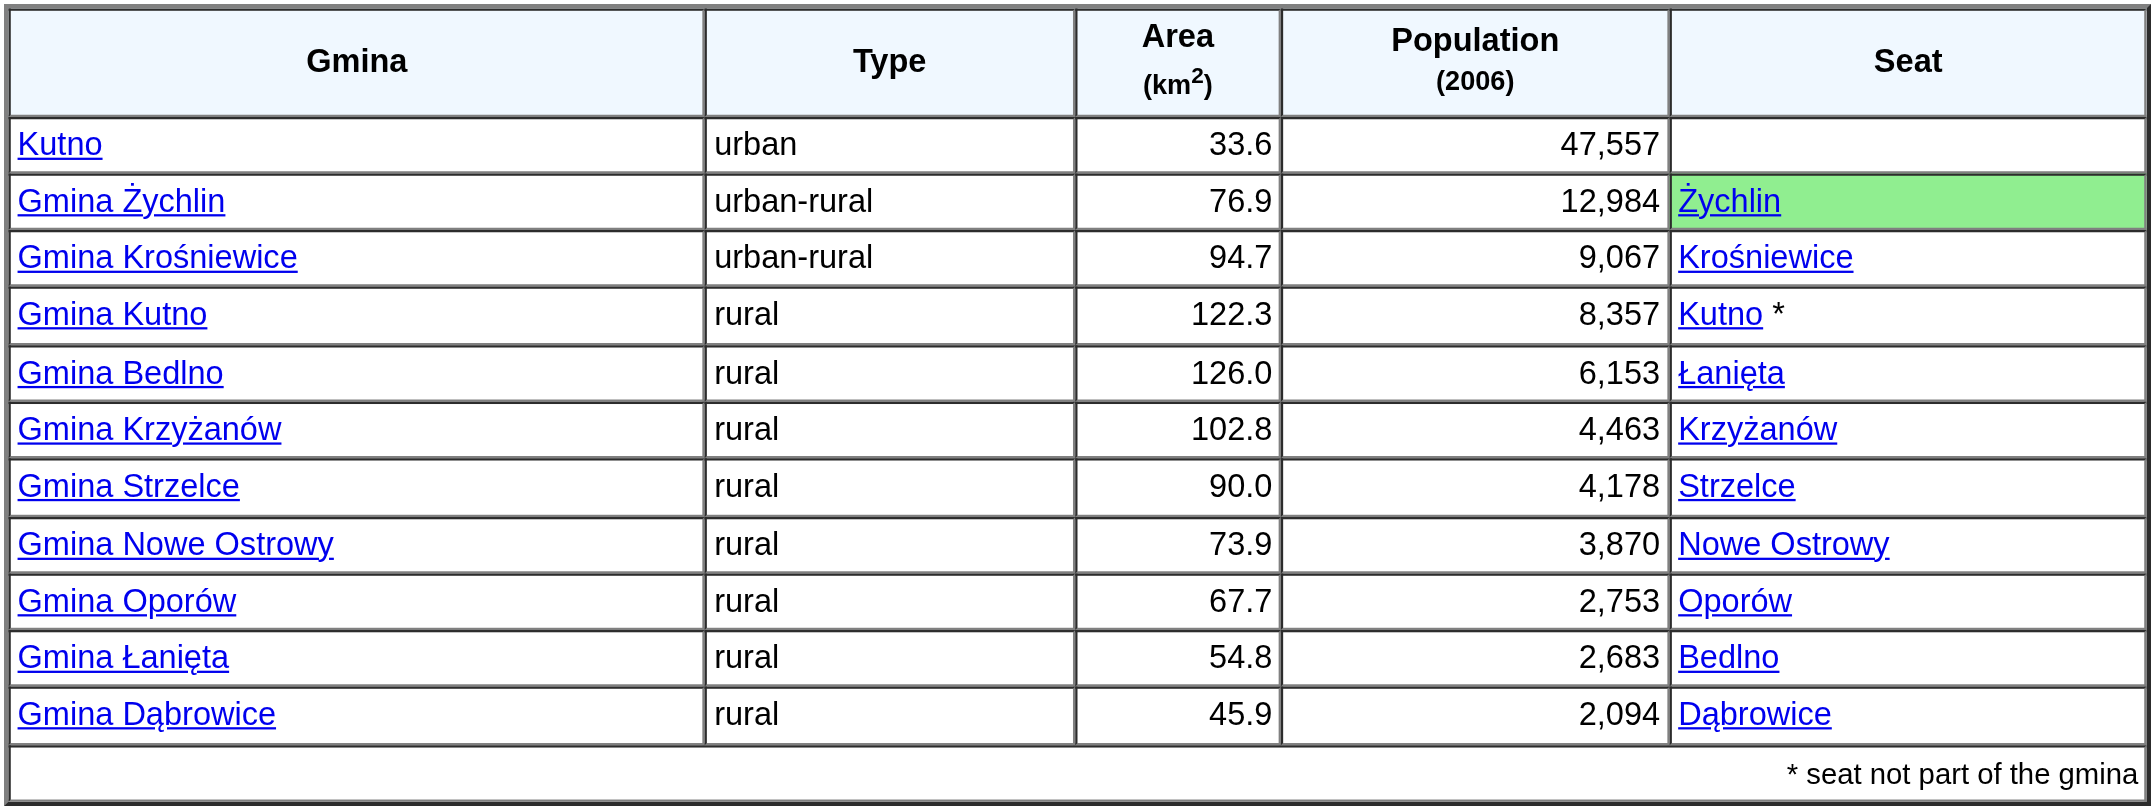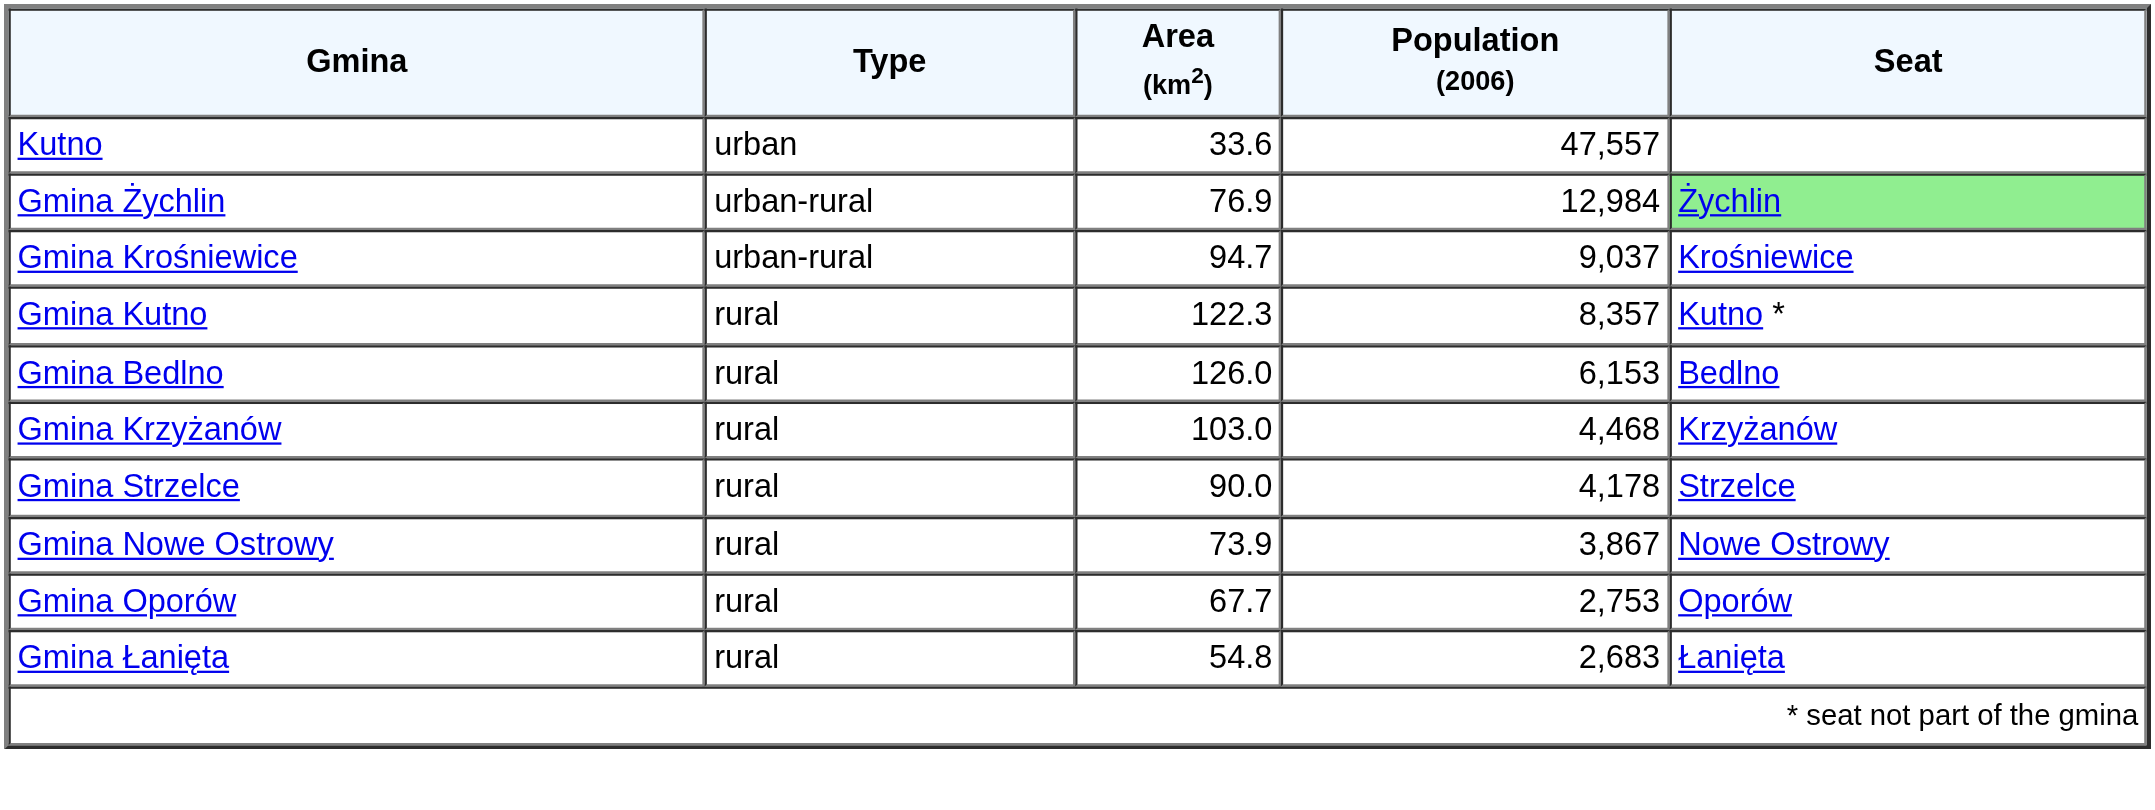(1619, 257) 9,067 -> (1619, 257) 9,037
(1732, 372) Łanięta -> (1729, 372) Bedlno
(1232, 429) 102.8 -> (1232, 429) 103.0
(1619, 429) 4,463 -> (1619, 429) 4,468
(1619, 543) 3,870 -> (1619, 543) 3,867
(1729, 657) Bedlno -> (1732, 657) Łanięta
- row: (147, 714)
